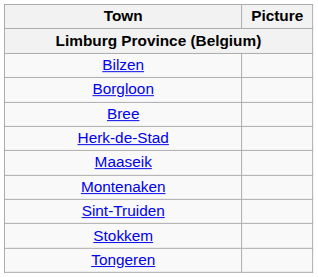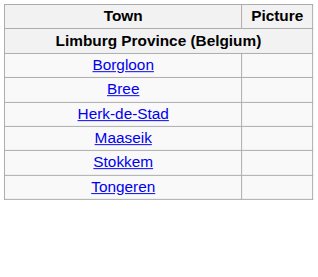- row: (123, 65)
- row: (123, 187)
- row: (123, 211)
